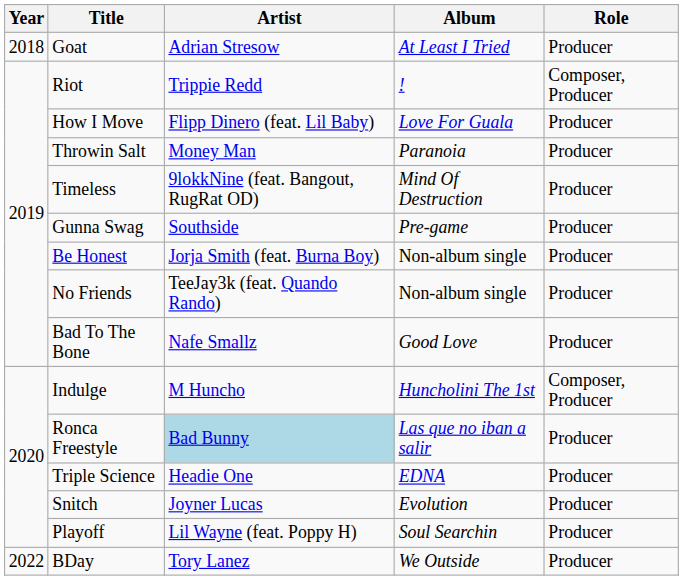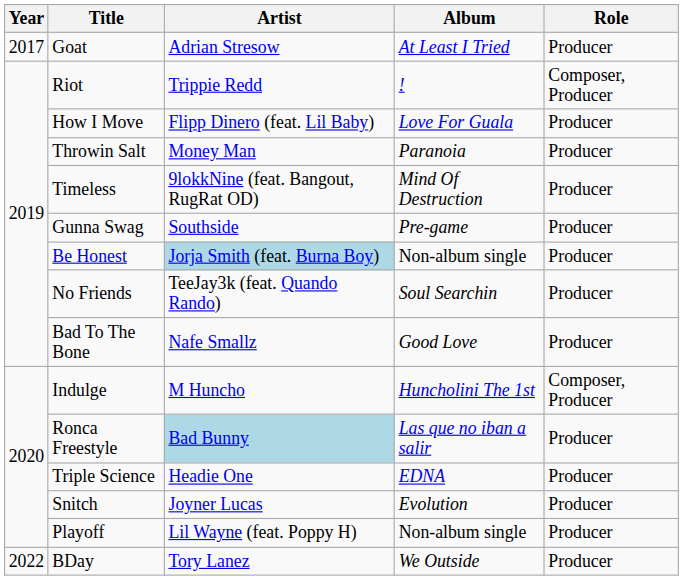(26, 46) 2018 -> (26, 46) 2017
(274, 255) no background -> (274, 255) lightblue background
(463, 293) Non-album single -> (448, 293) Soul Searchin
(448, 532) Soul Searchin -> (463, 532) Non-album single
